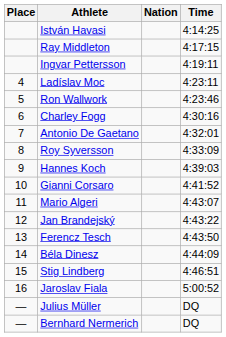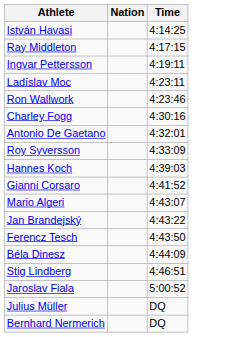- column: (21, 13)
